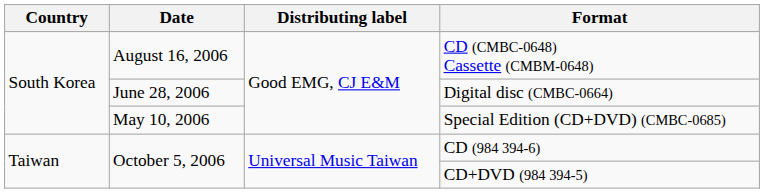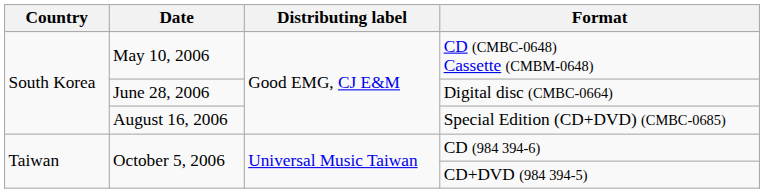(170, 55) August 16, 2006 -> (161, 55) May 10, 2006
(161, 119) May 10, 2006 -> (170, 119) August 16, 2006
